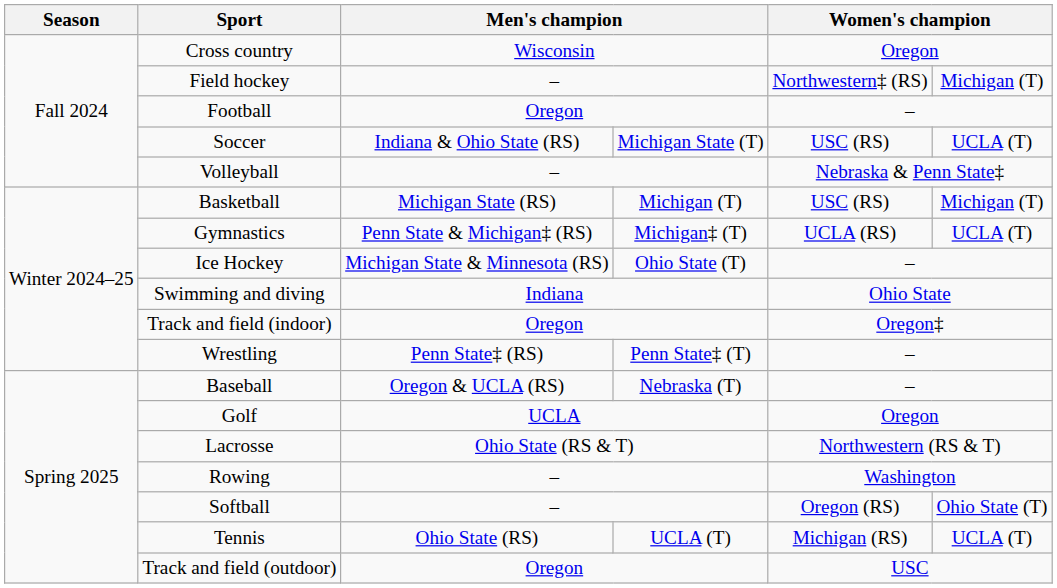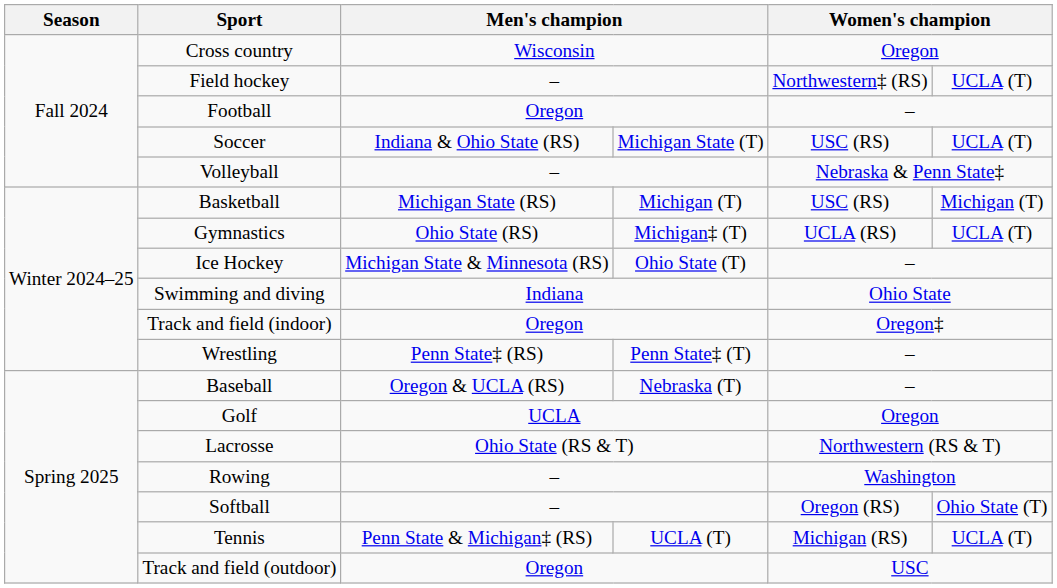(992, 80) Michigan (T) -> (992, 80) UCLA (T)
(477, 232) Penn State & Michigan‡ (RS) -> (477, 232) Ohio State (RS)
(477, 537) Ohio State (RS) -> (477, 537) Penn State & Michigan‡ (RS)
